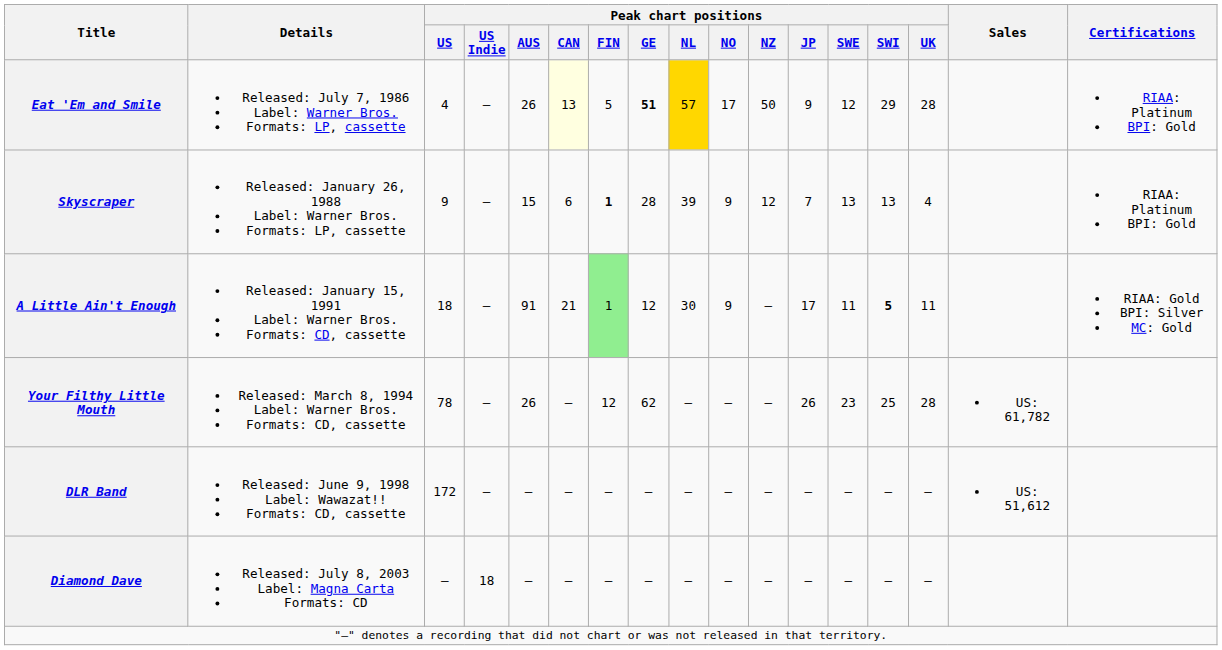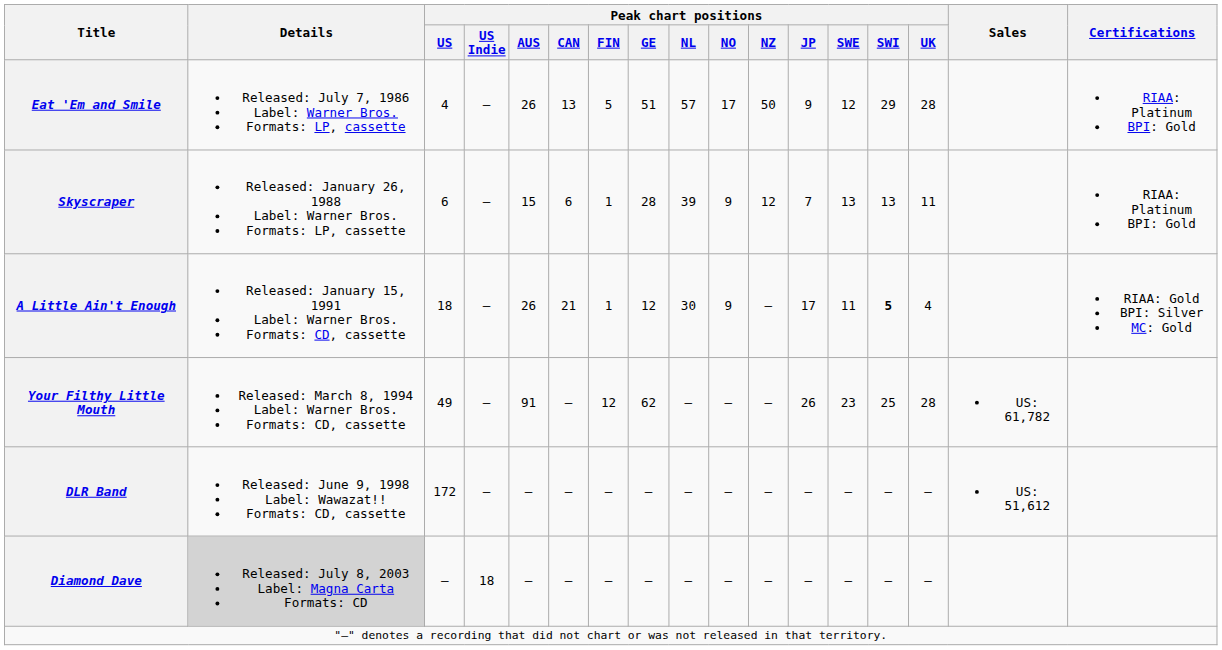(569, 105) lightyellow background -> (569, 105) no background
(648, 105) bold -> (648, 105) normal
(688, 105) gold background -> (688, 105) no background
(445, 202) 9 -> (445, 202) 6
(609, 202) bold -> (609, 202) normal
(928, 202) 4 -> (928, 202) 11
(529, 306) 91 -> (529, 306) 26
(609, 306) lightgreen background -> (609, 306) no background
(928, 306) 11 -> (928, 306) 4
(445, 402) 78 -> (445, 402) 49
(529, 402) 26 -> (529, 402) 91
(306, 588) no background -> (306, 588) lightgrey background
